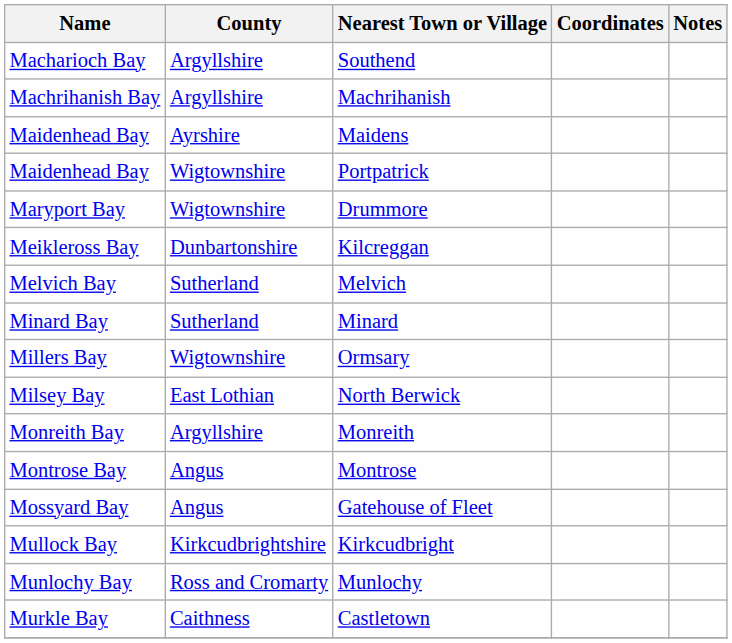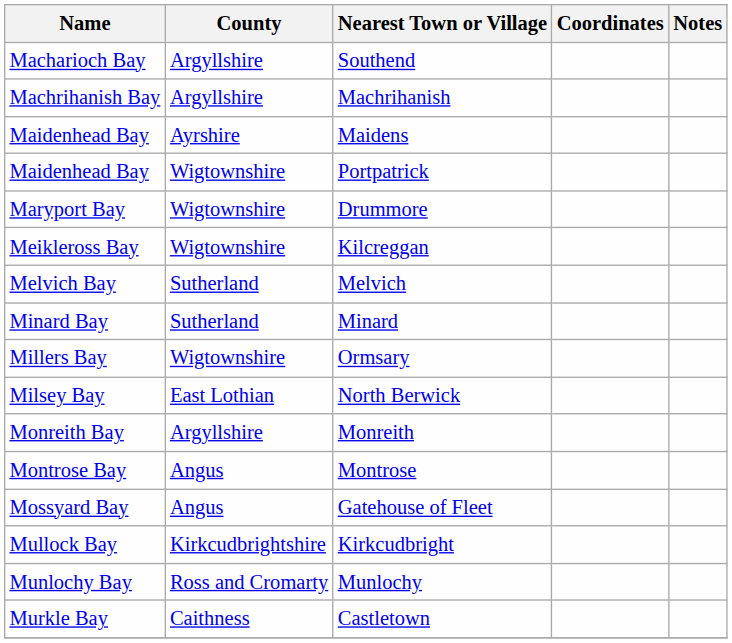(234, 246) Dunbartonshire -> (228, 246) Wigtownshire
